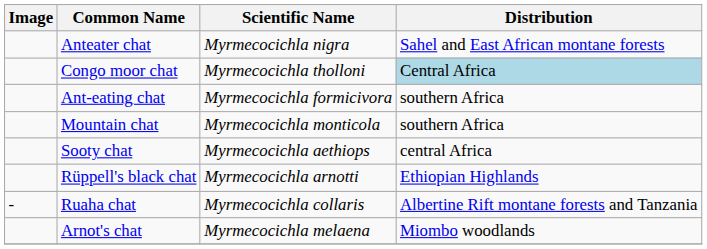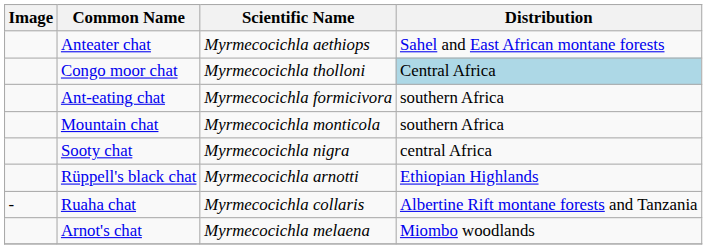(277, 44) Myrmecocichla nigra -> (287, 44) Myrmecocichla aethiops
(287, 151) Myrmecocichla aethiops -> (277, 151) Myrmecocichla nigra
